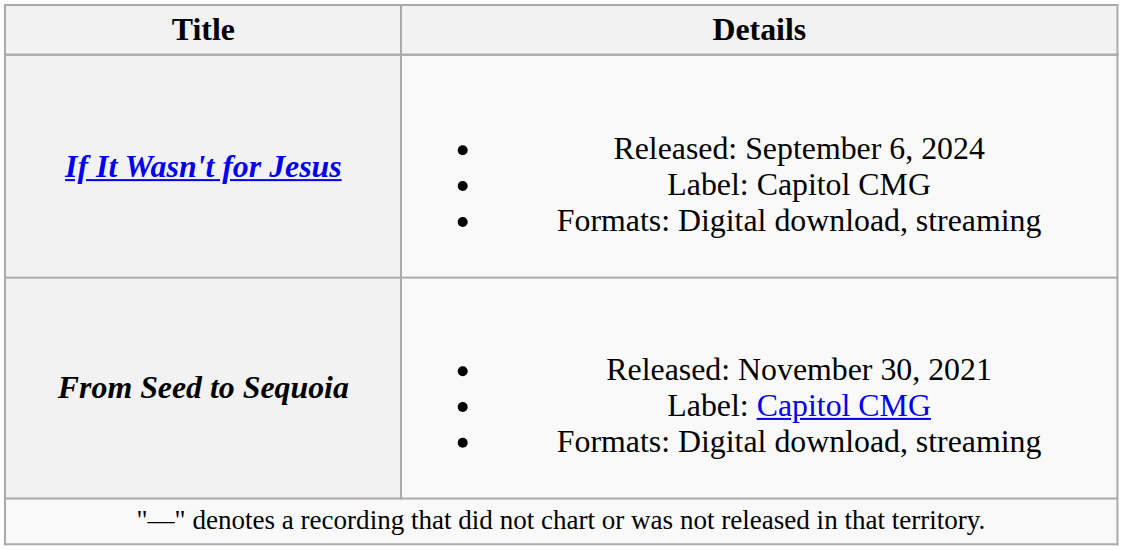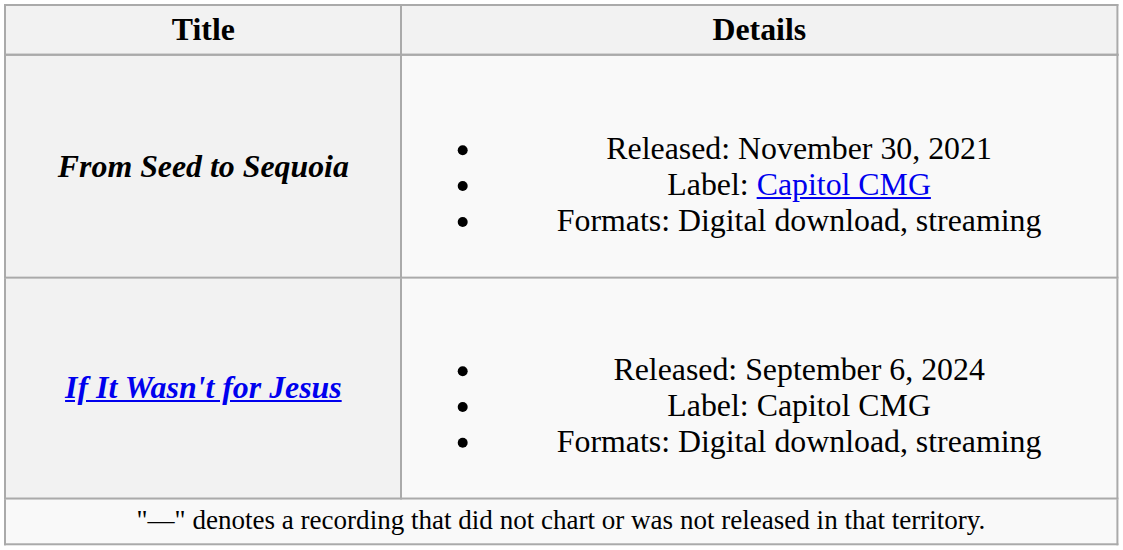rows swapped: (203, 387) <-> (203, 165)
